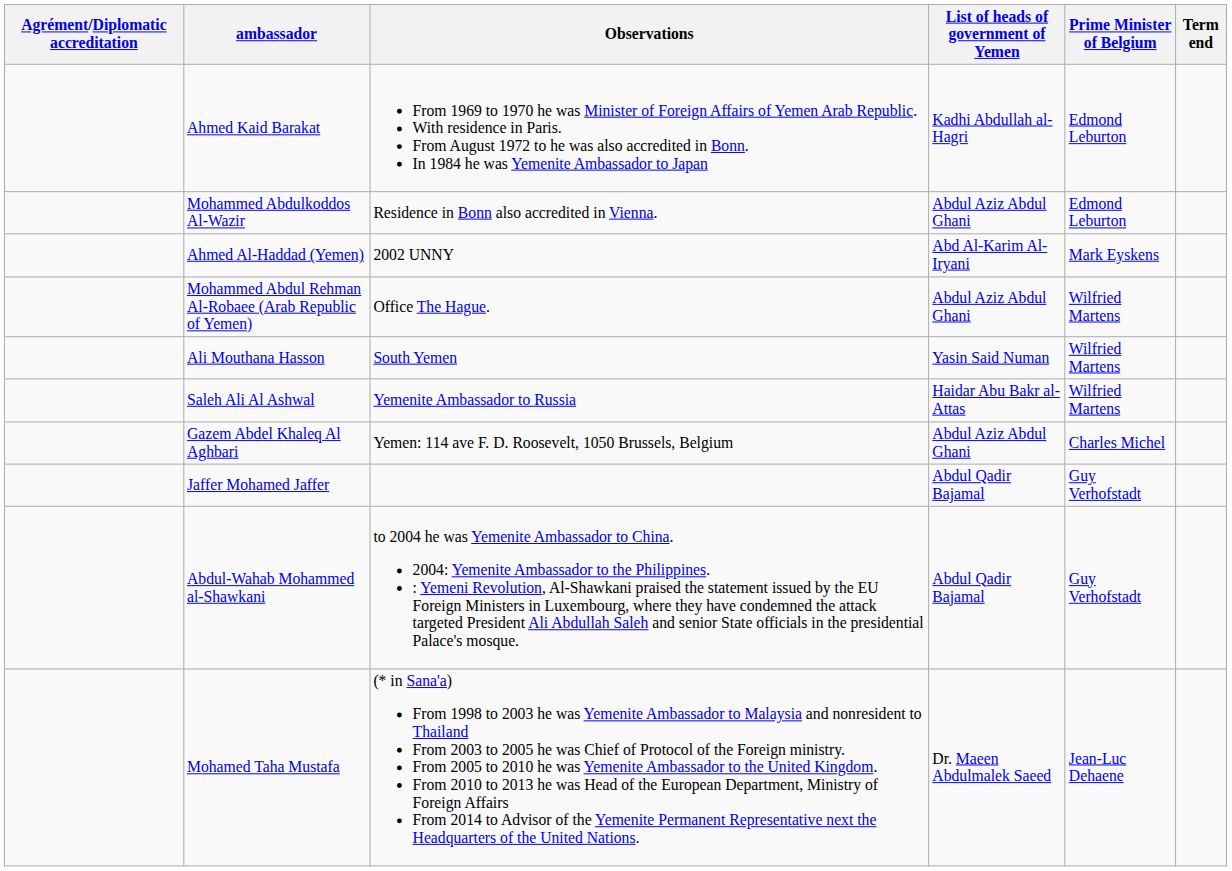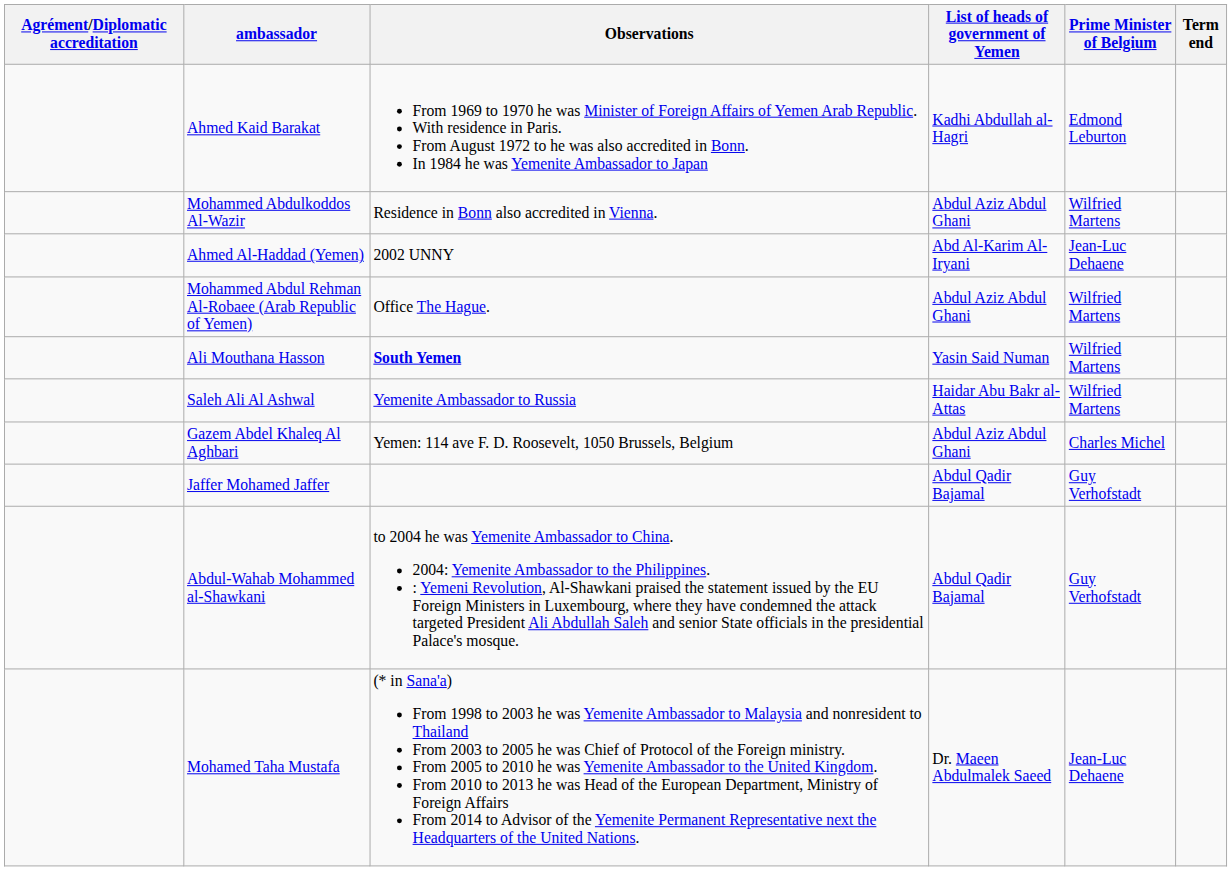(1098, 212) Edmond Leburton -> (1095, 212) Wilfried Martens
(1114, 255) Mark Eyskens -> (1098, 255) Jean-Luc Dehaene
(415, 357) normal -> (417, 357) bold
